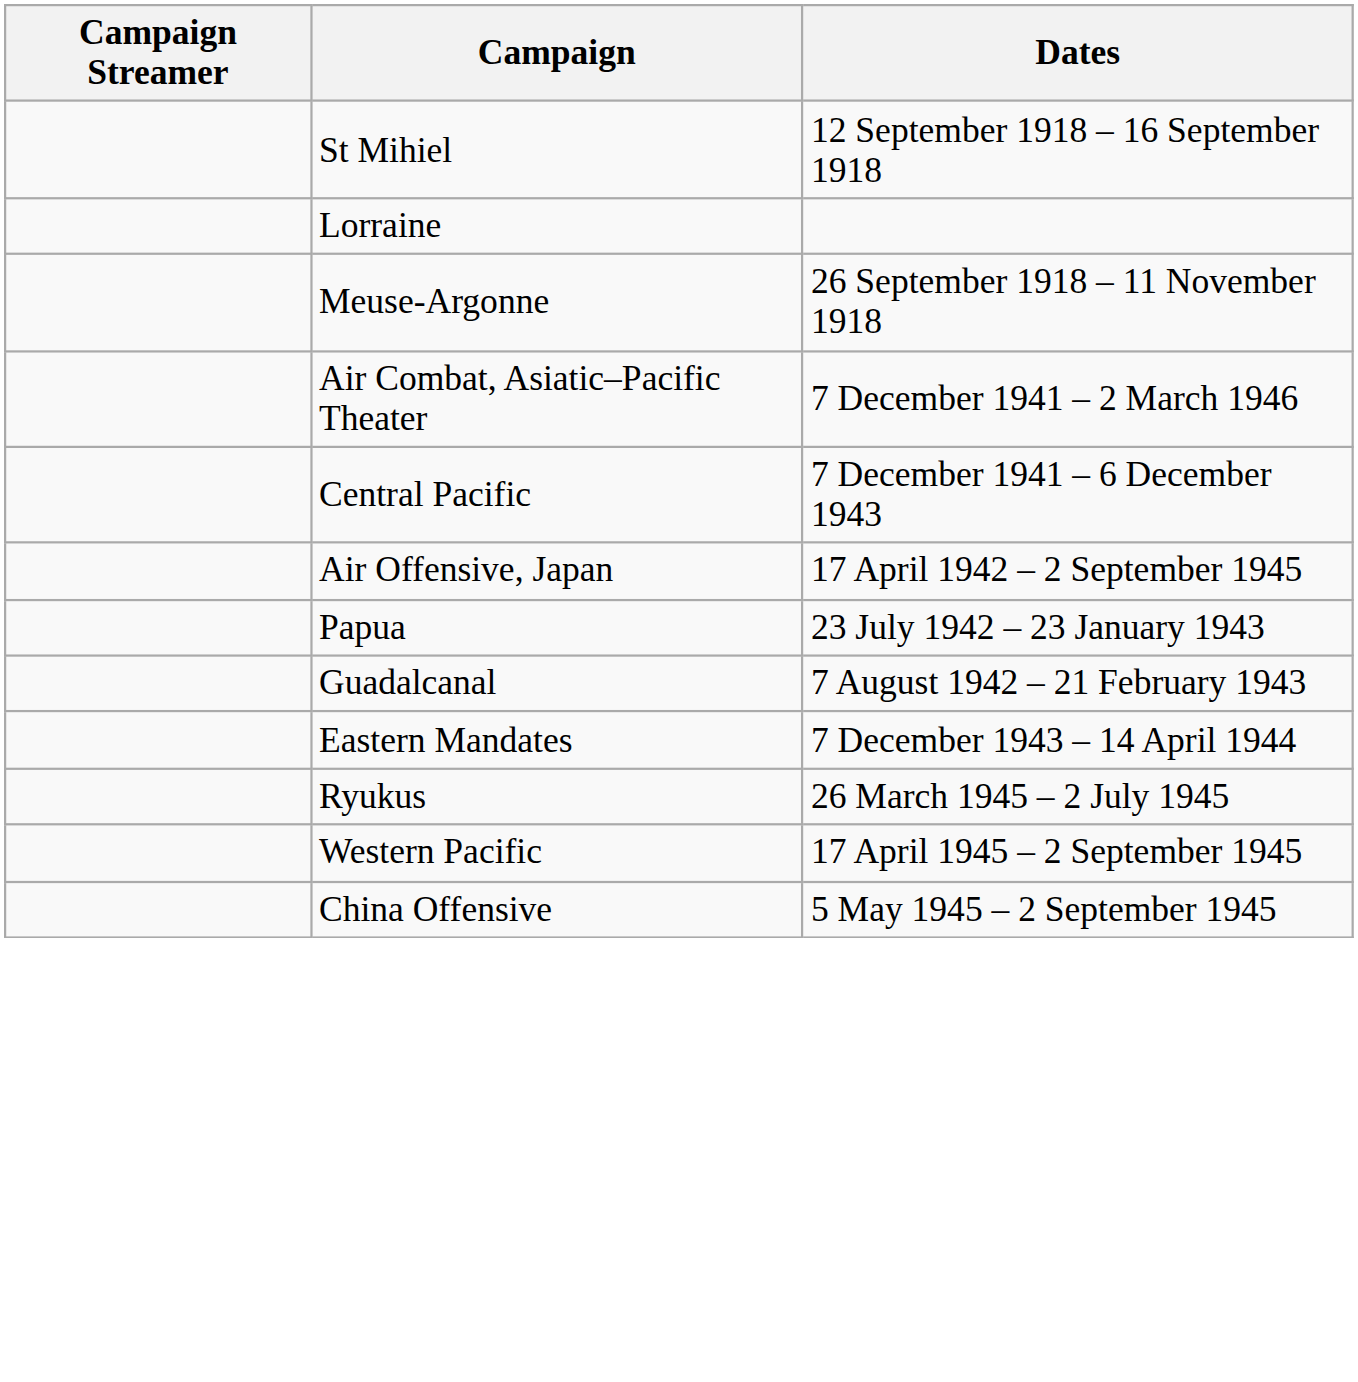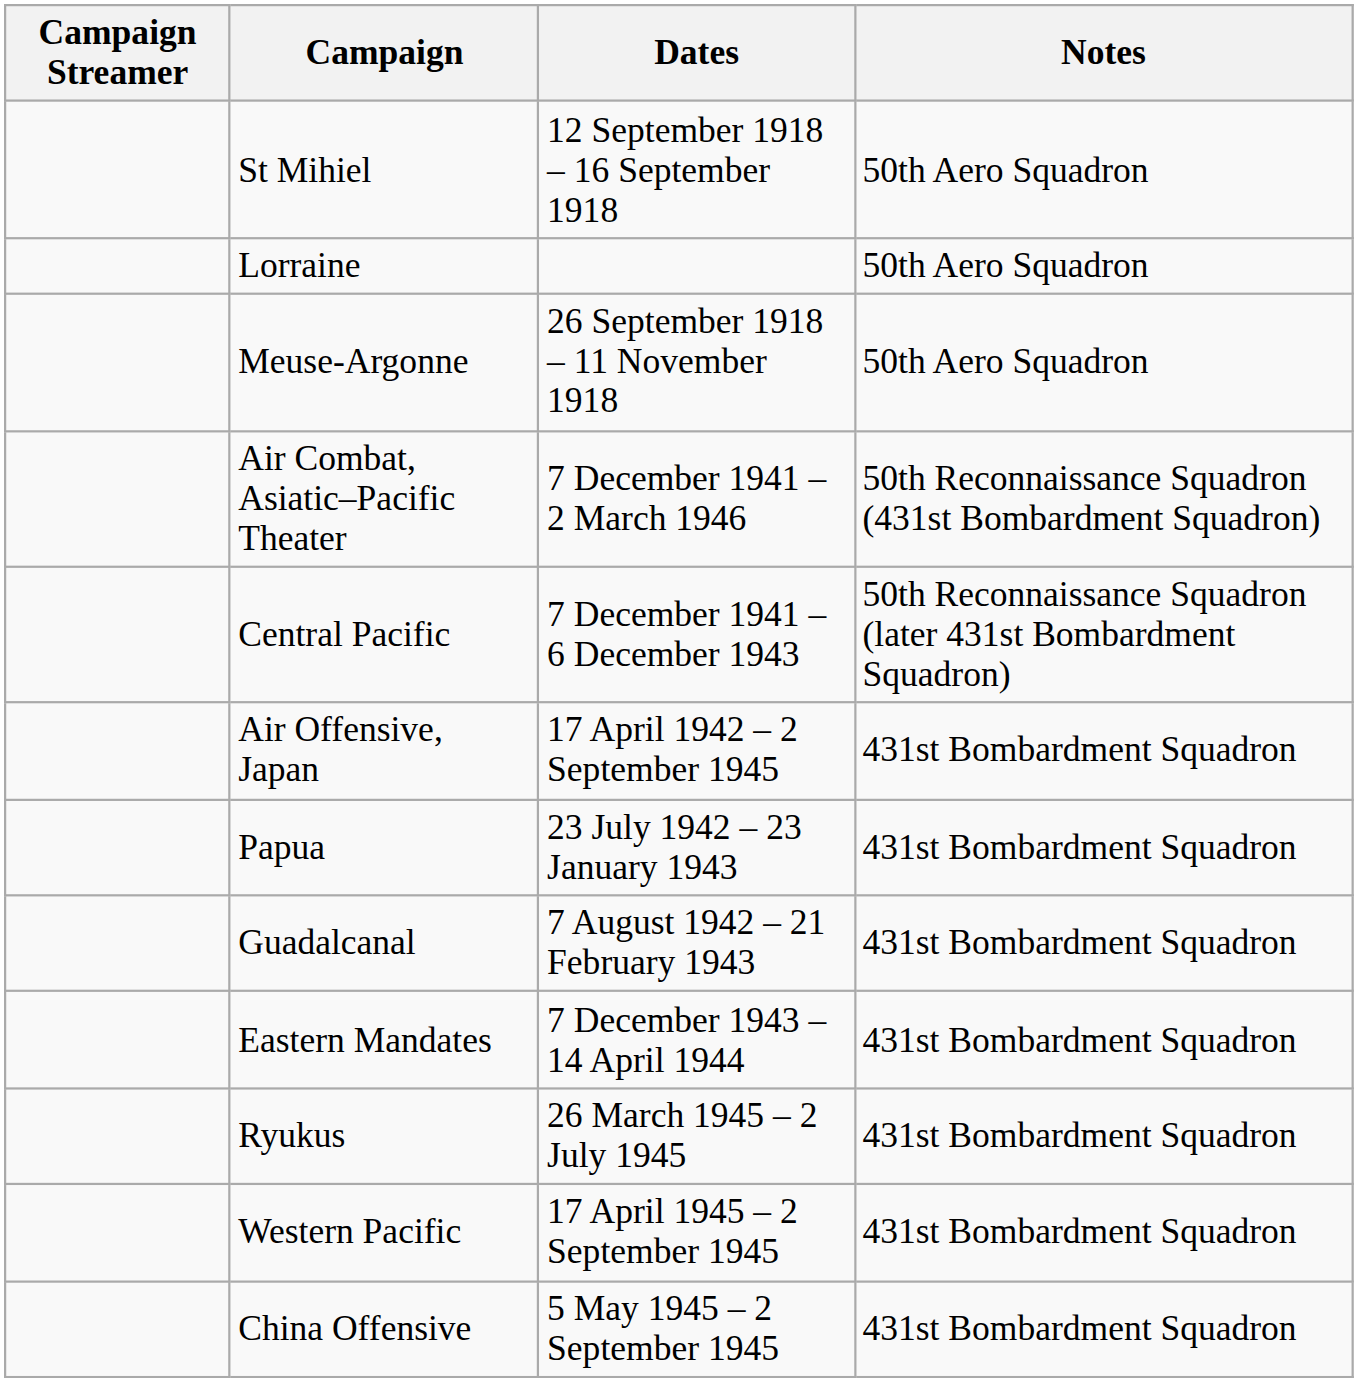+ column: (1103, 52)
